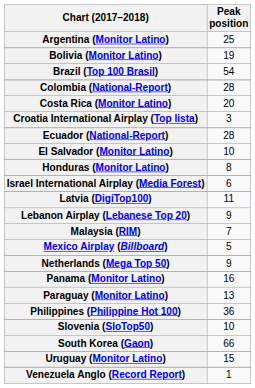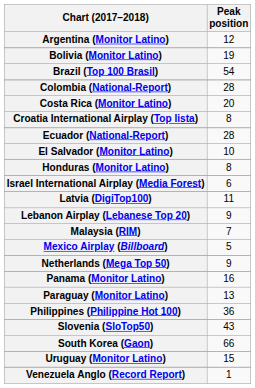(229, 39) 25 -> (229, 39) 12
(229, 119) 3 -> (229, 119) 8
(229, 327) 10 -> (229, 327) 43
